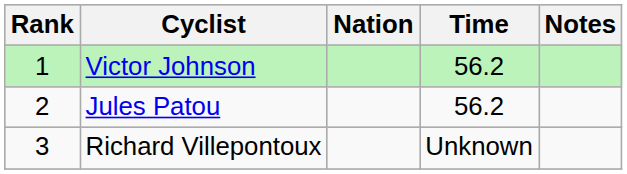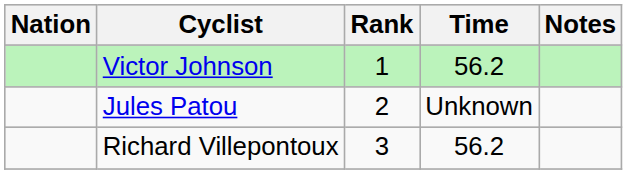columns swapped: (42, 24) <-> (373, 24)
(479, 106) 56.2 -> (479, 106) Unknown
(479, 147) Unknown -> (479, 147) 56.2
